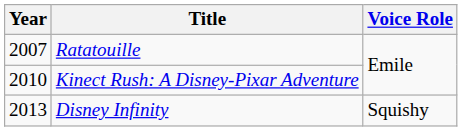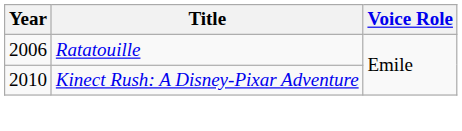(28, 49) 2007 -> (28, 49) 2006
- row: (112, 110)
